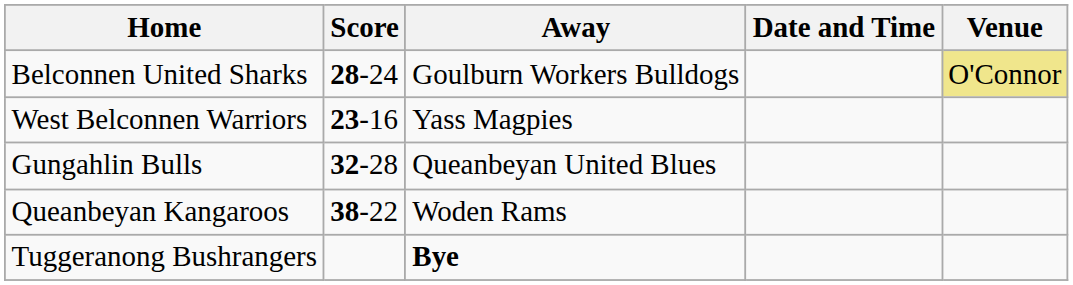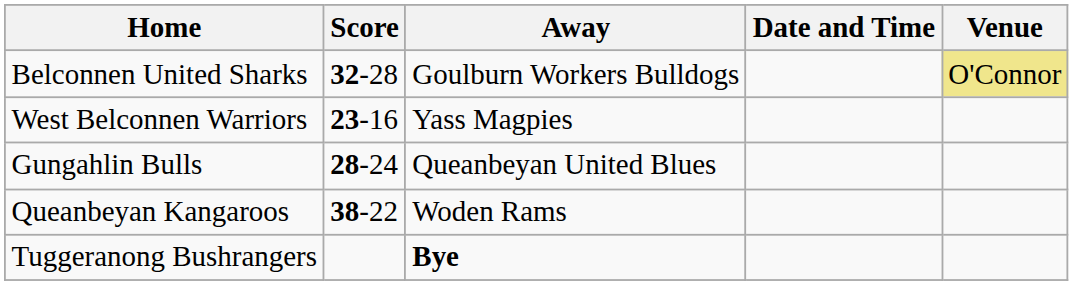(364, 73) 28-24 -> (364, 73) 32-28
(364, 165) 32-28 -> (364, 165) 28-24
